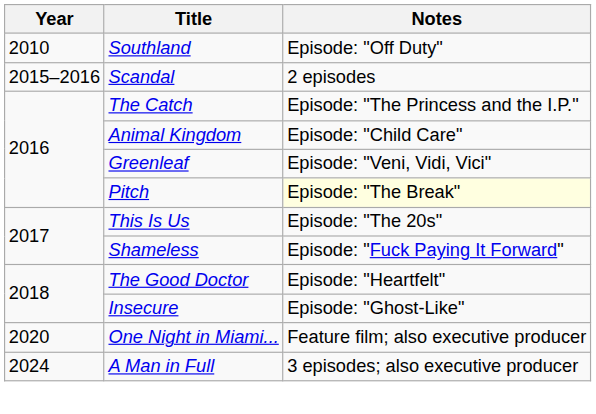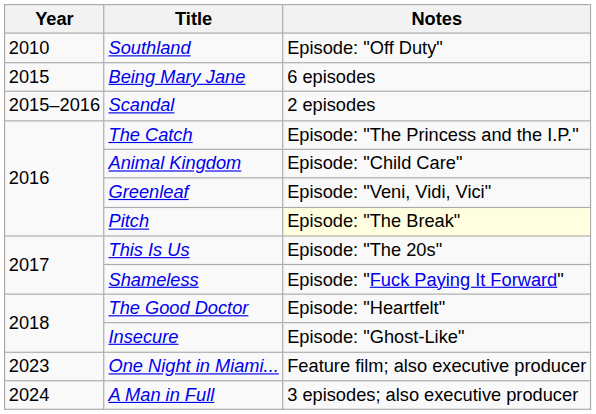+ row: (177, 76)
(29, 337) 2020 -> (29, 366) 2023
